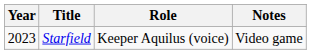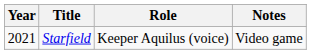(22, 37) 2023 -> (22, 37) 2021
